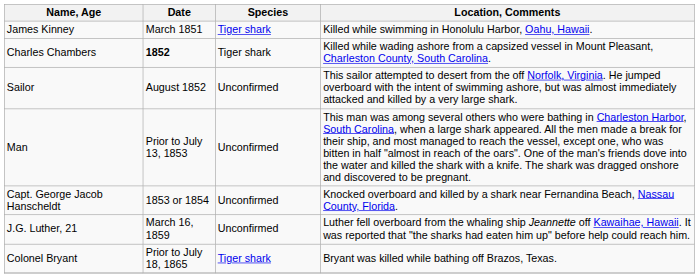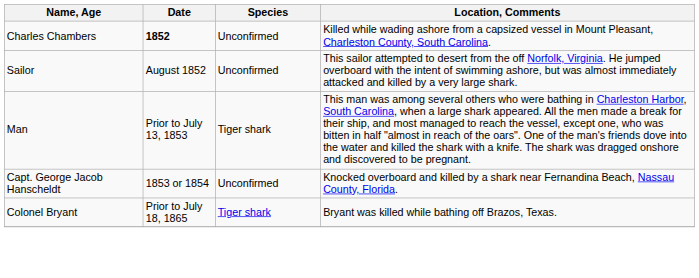- row: (40, 30)
(244, 53) Tiger shark -> (248, 36) Unconfirmed
(248, 147) Unconfirmed -> (244, 130) Tiger shark
- row: (42, 229)
